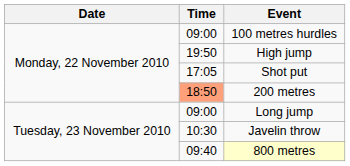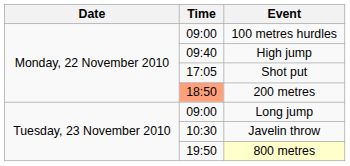(202, 53) 19:50 -> (202, 53) 09:40
(202, 151) 09:40 -> (202, 151) 19:50
